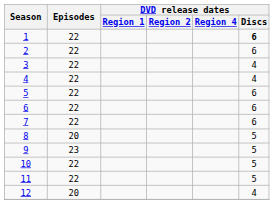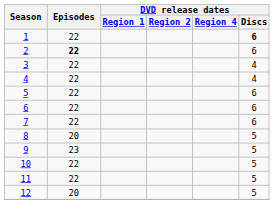(74, 51) normal -> (74, 51) bold
(254, 193) 4 -> (254, 193) 5
